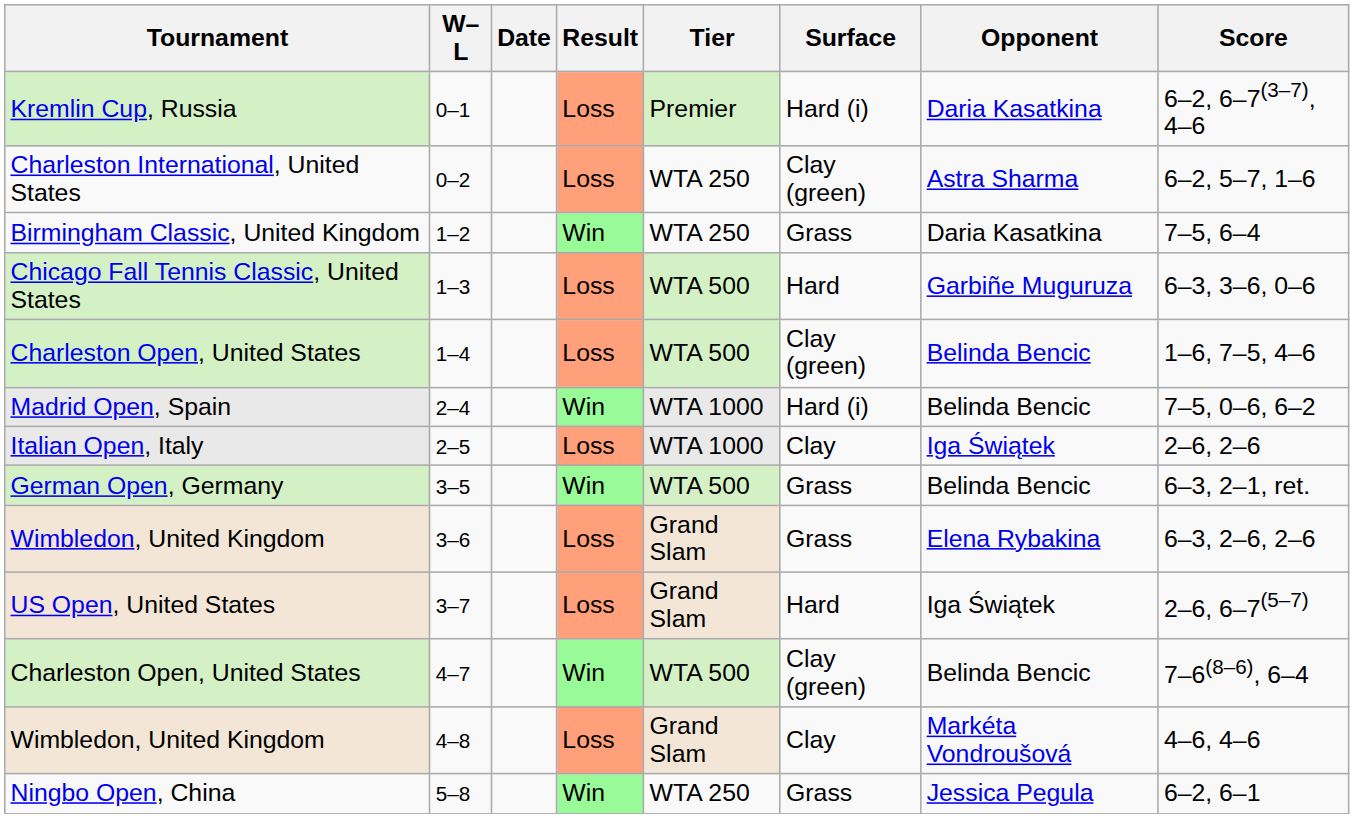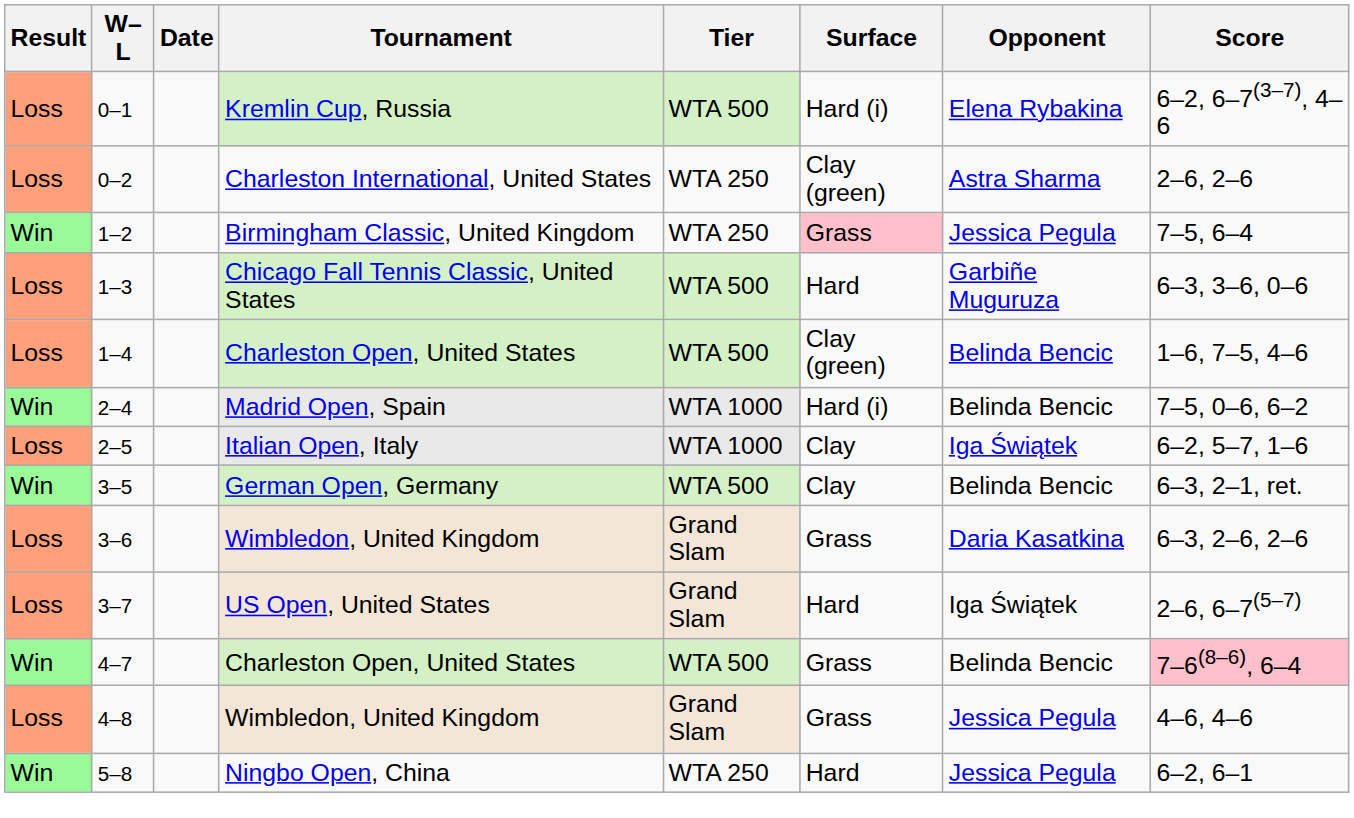columns swapped: (600, 38) <-> (217, 38)
(693, 108) Premier -> (719, 108) WTA 500
(1014, 108) Daria Kasatkina -> (1036, 108) Elena Rybakina
(1240, 179) 6–2, 5–7, 1–6 -> (1205, 179) 2–6, 2–6
(819, 232) no background -> (839, 232) pink background
(1014, 232) Daria Kasatkina -> (1032, 232) Jessica Pegula
(1212, 445) 2–6, 2–6 -> (1232, 445) 6–2, 5–7, 1–6
(819, 485) Grass -> (831, 485) Clay
(1013, 538) Elena Rybakina -> (1036, 538) Daria Kasatkina
(826, 672) Clay (green) -> (839, 662) Grass
(1236, 672) no background -> (1229, 662) pink background
(811, 739) Clay -> (839, 718) Grass
(999, 739) Markéta Vondroušová -> (1032, 718) Jessica Pegula
(819, 793) Grass -> (833, 772) Hard
